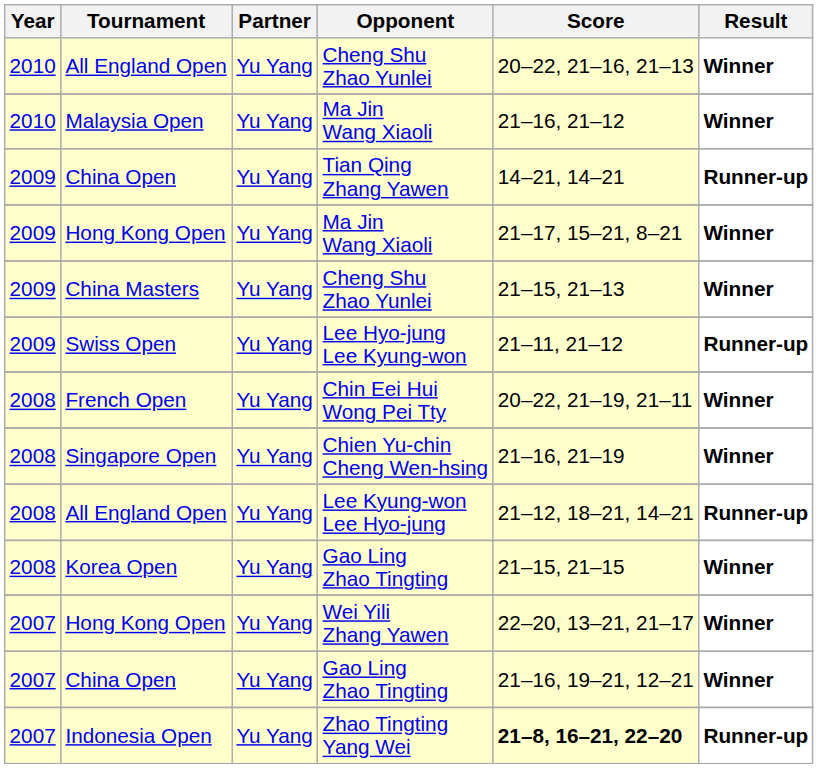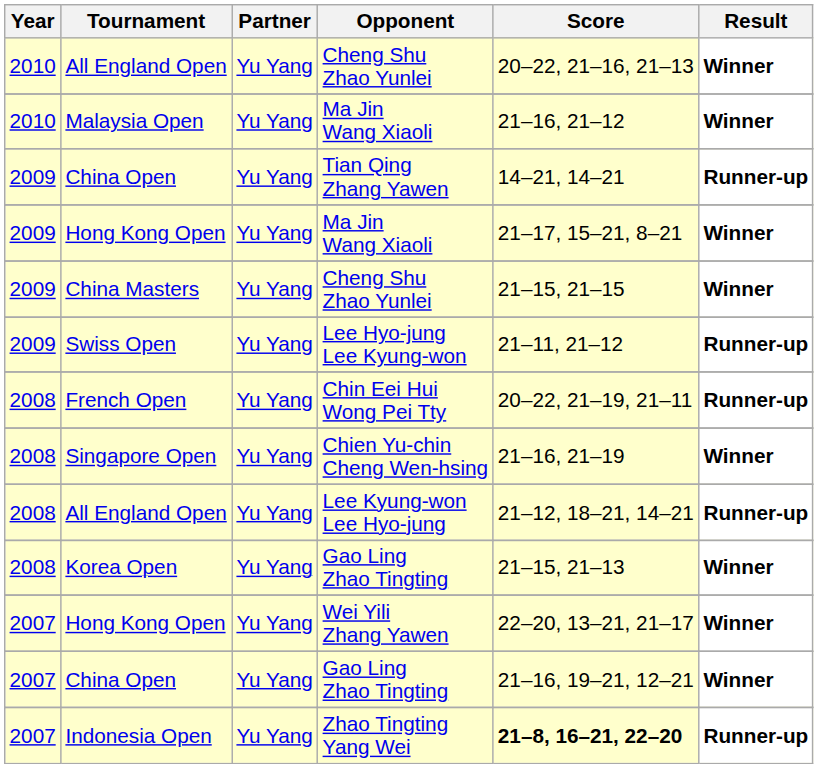(561, 289) 21–15, 21–13 -> (561, 289) 21–15, 21–15
(738, 401) Winner -> (756, 401) Runner-up
(561, 568) 21–15, 21–15 -> (561, 568) 21–15, 21–13
